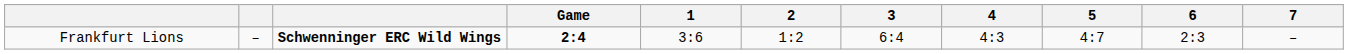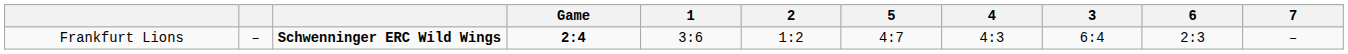columns swapped: (891, 16) <-> (1092, 16)
